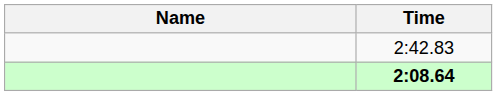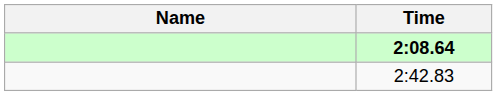rows swapped: (424, 76) <-> (424, 47)
